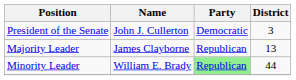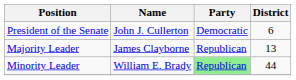(271, 30) 3 -> (271, 30) 6
